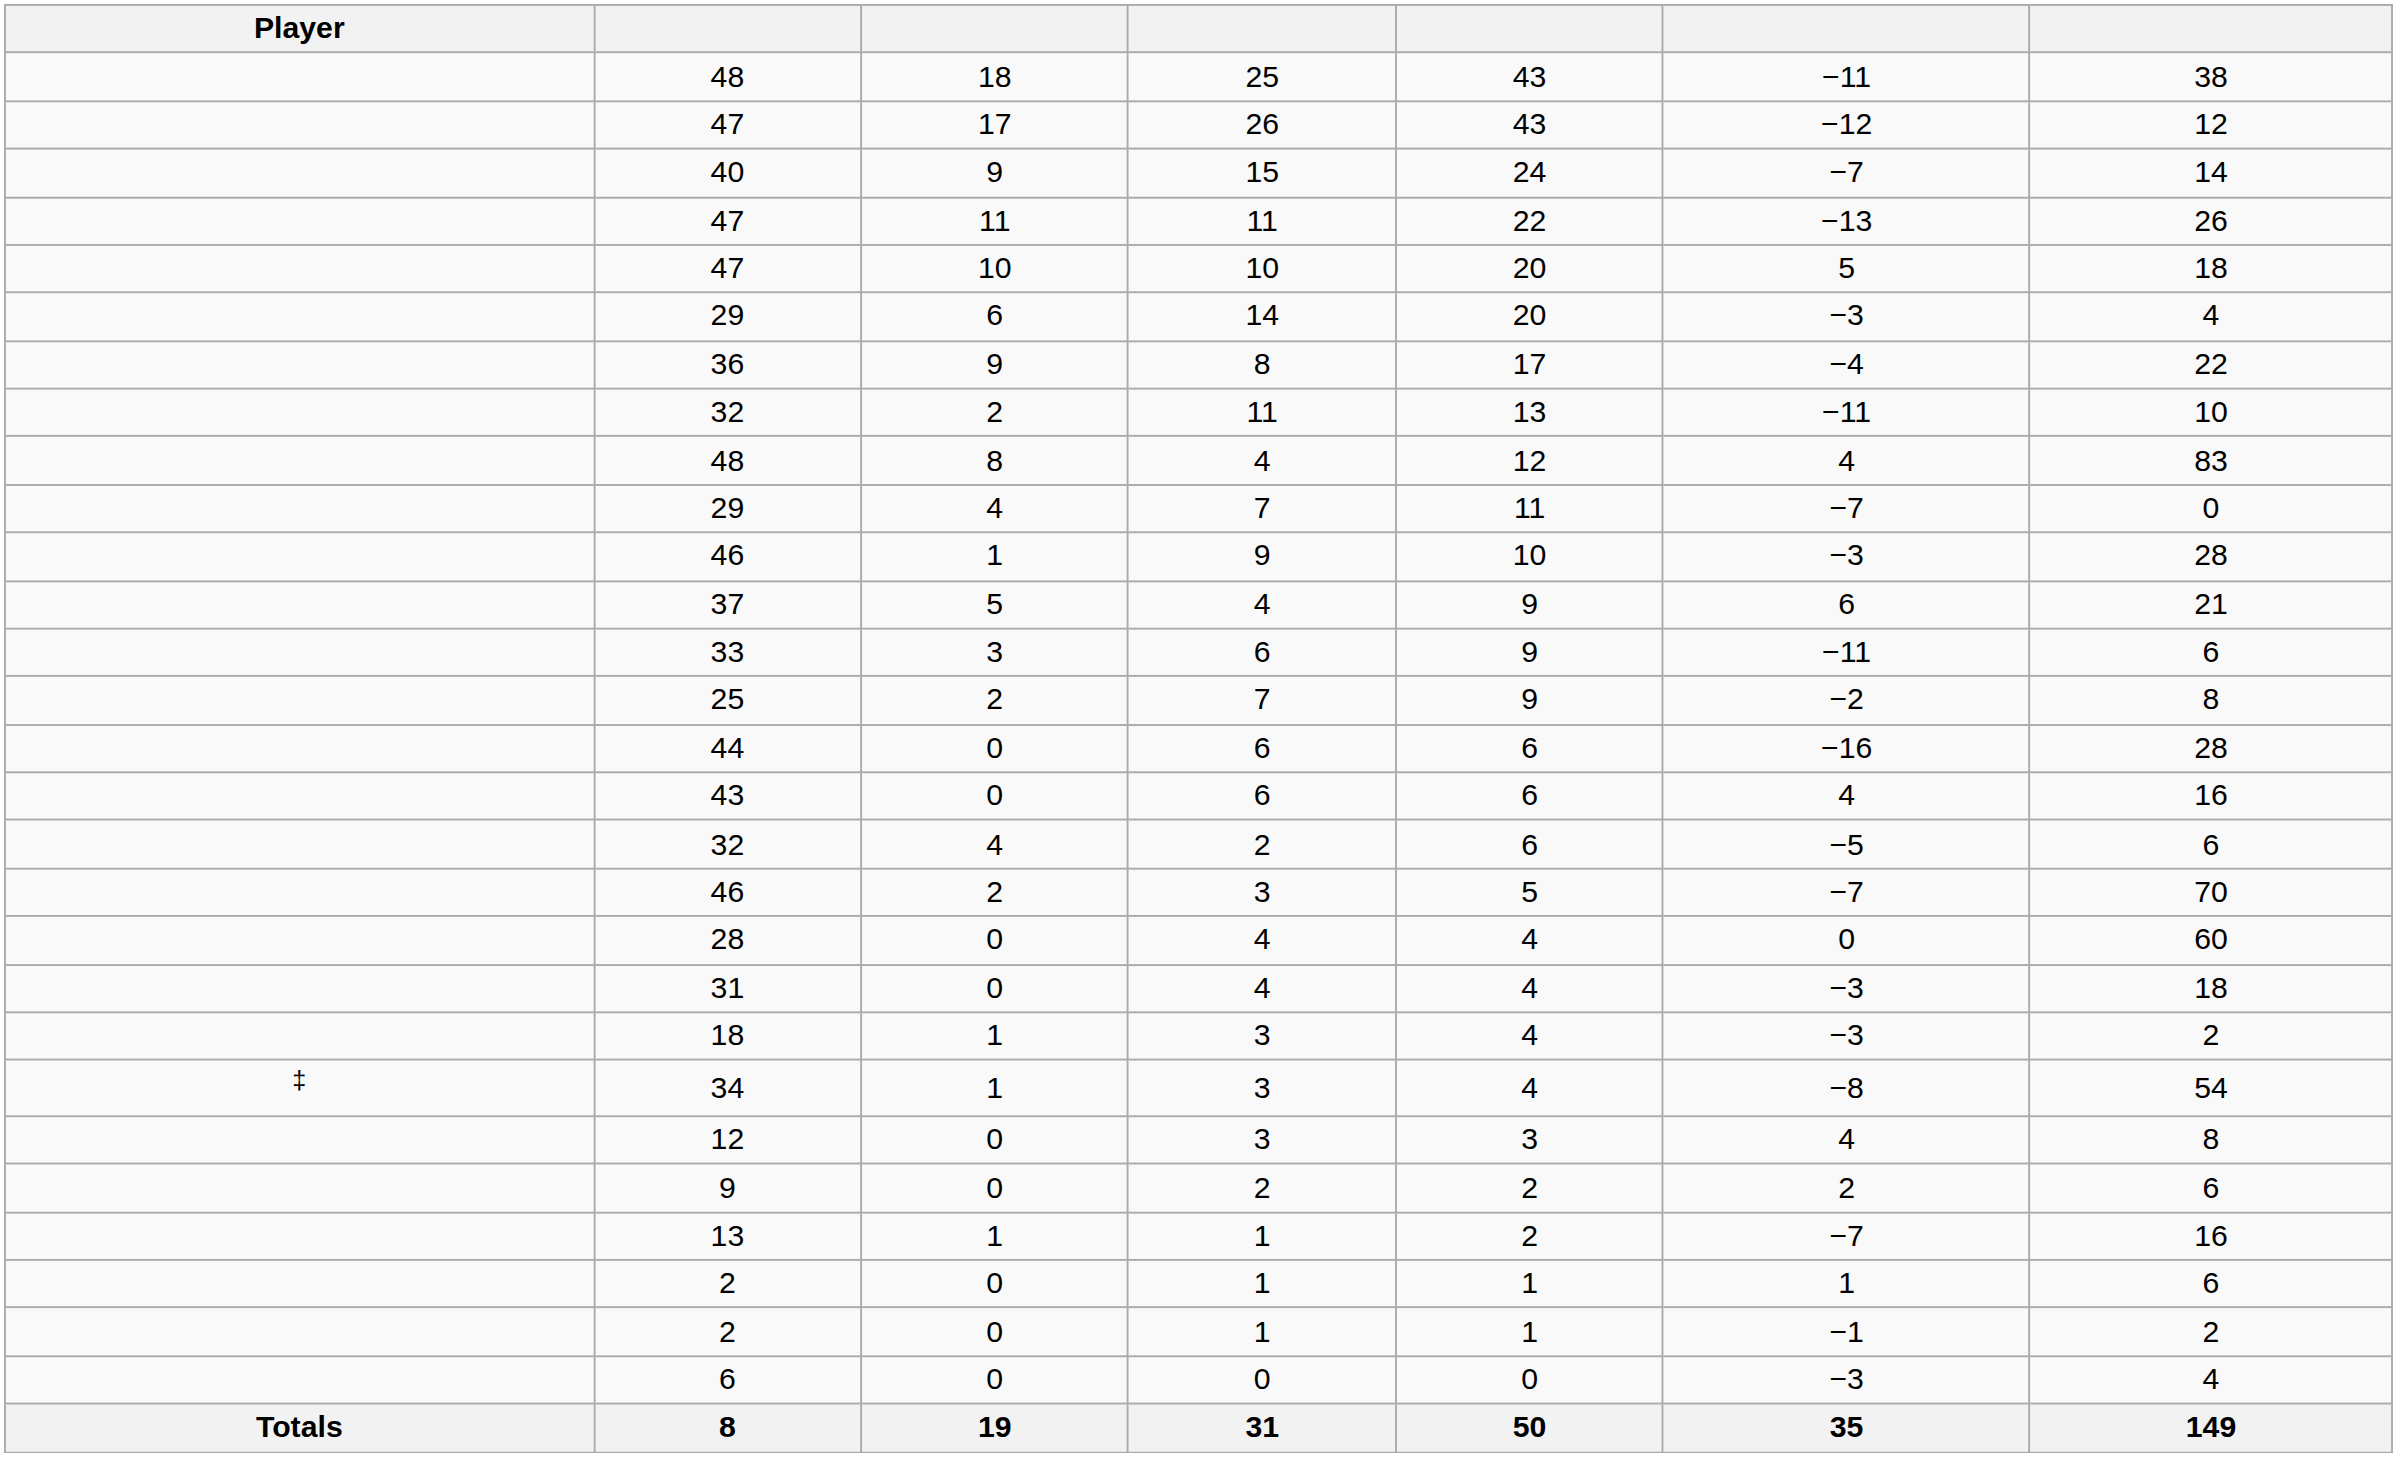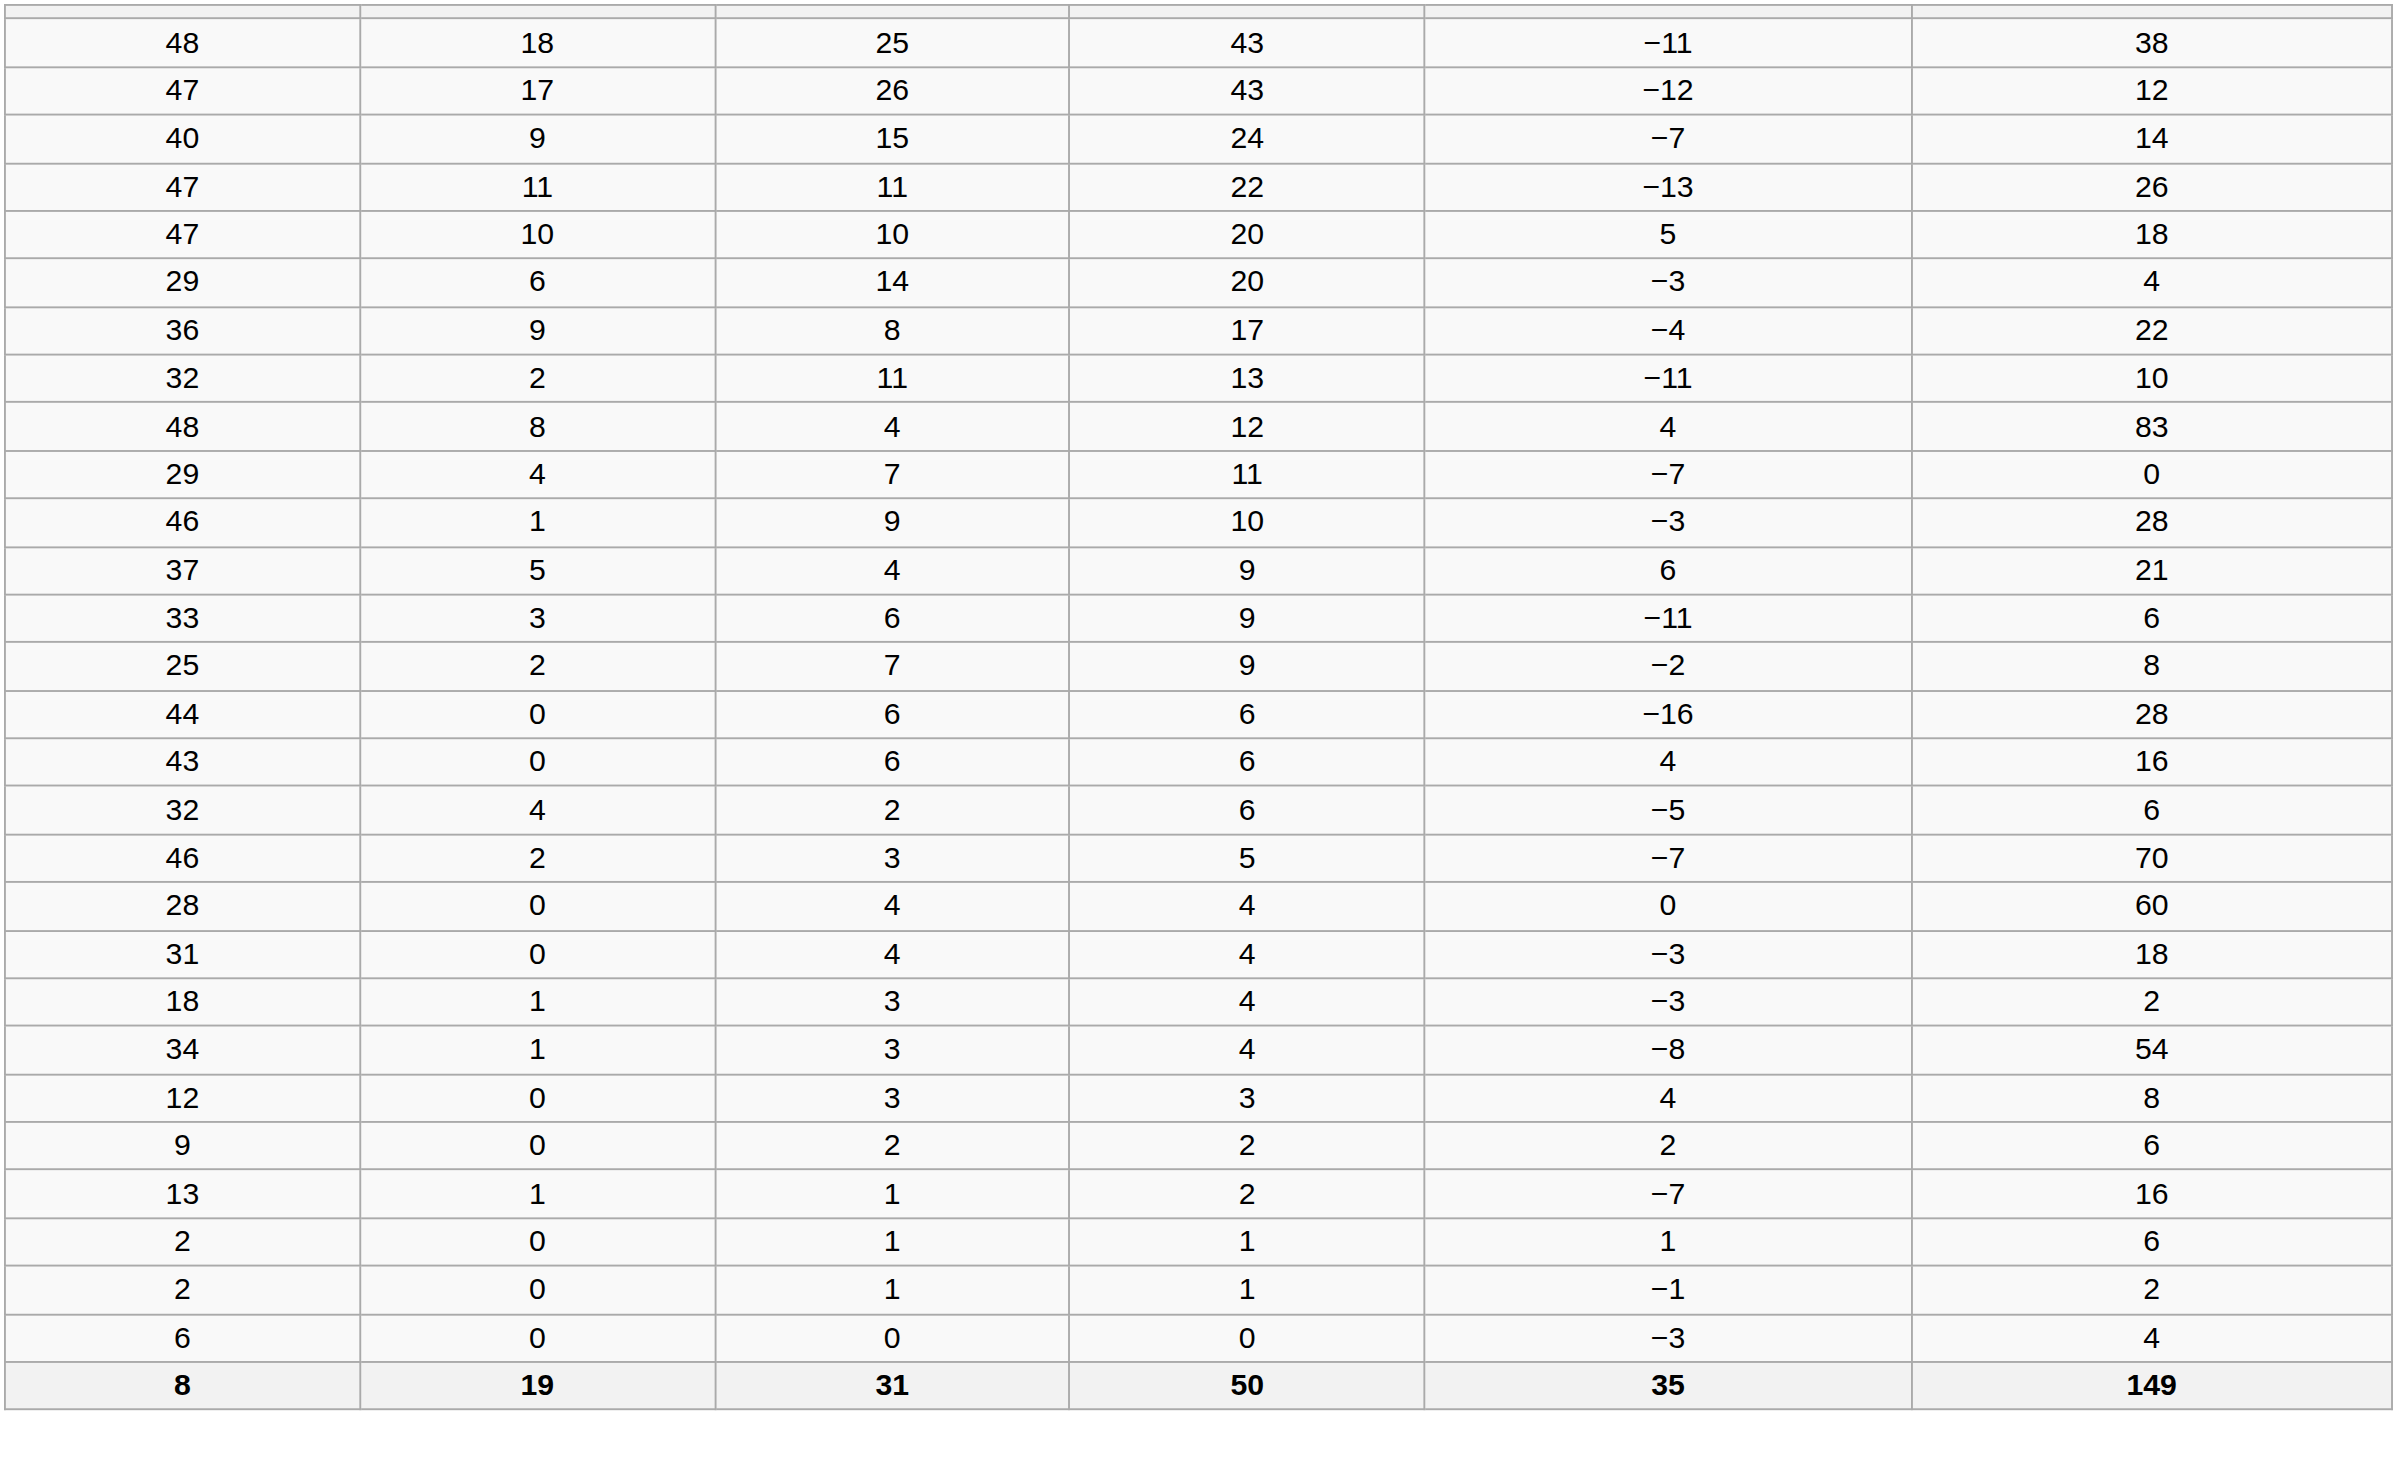- column: (299, 28)
